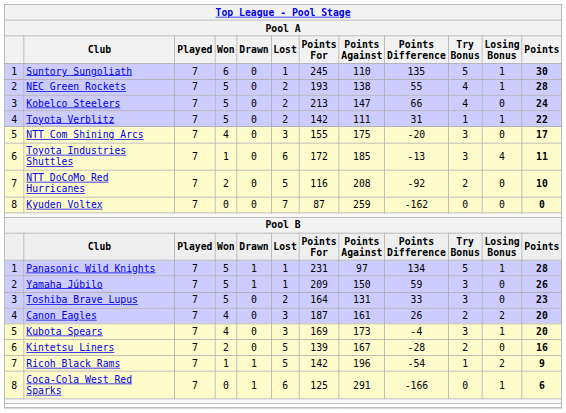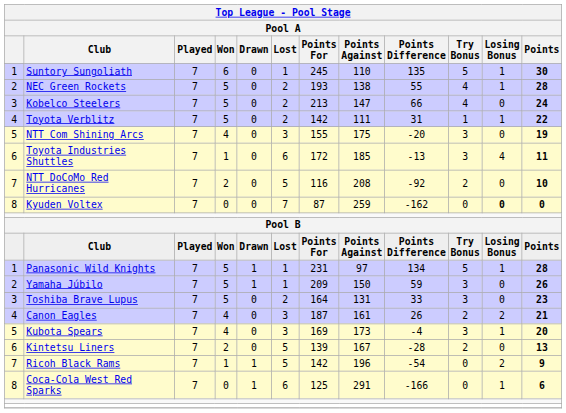(542, 135) 17 -> (542, 135) 19
(502, 205) normal -> (502, 205) bold
(542, 316) 20 -> (542, 316) 21
(542, 348) 16 -> (542, 348) 13
(465, 364) 1 -> (465, 364) 0
